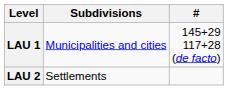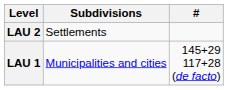rows swapped: (24, 44) <-> (24, 76)
